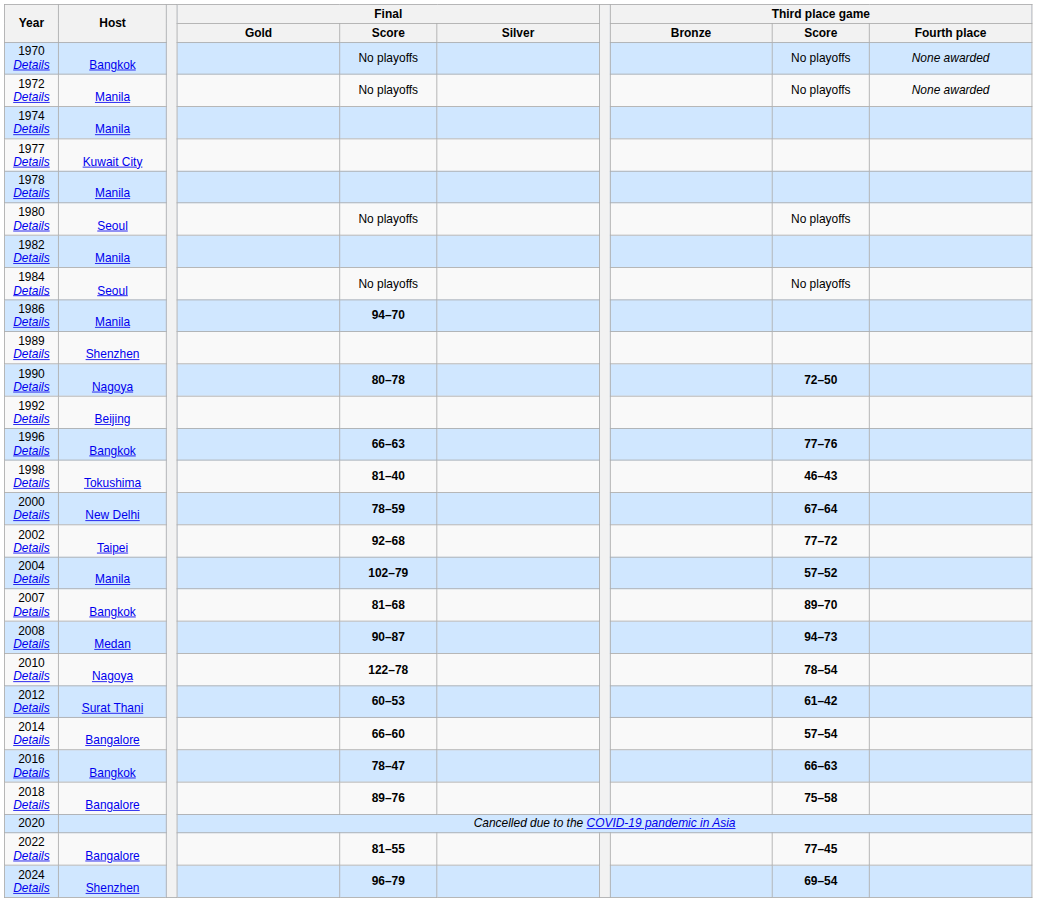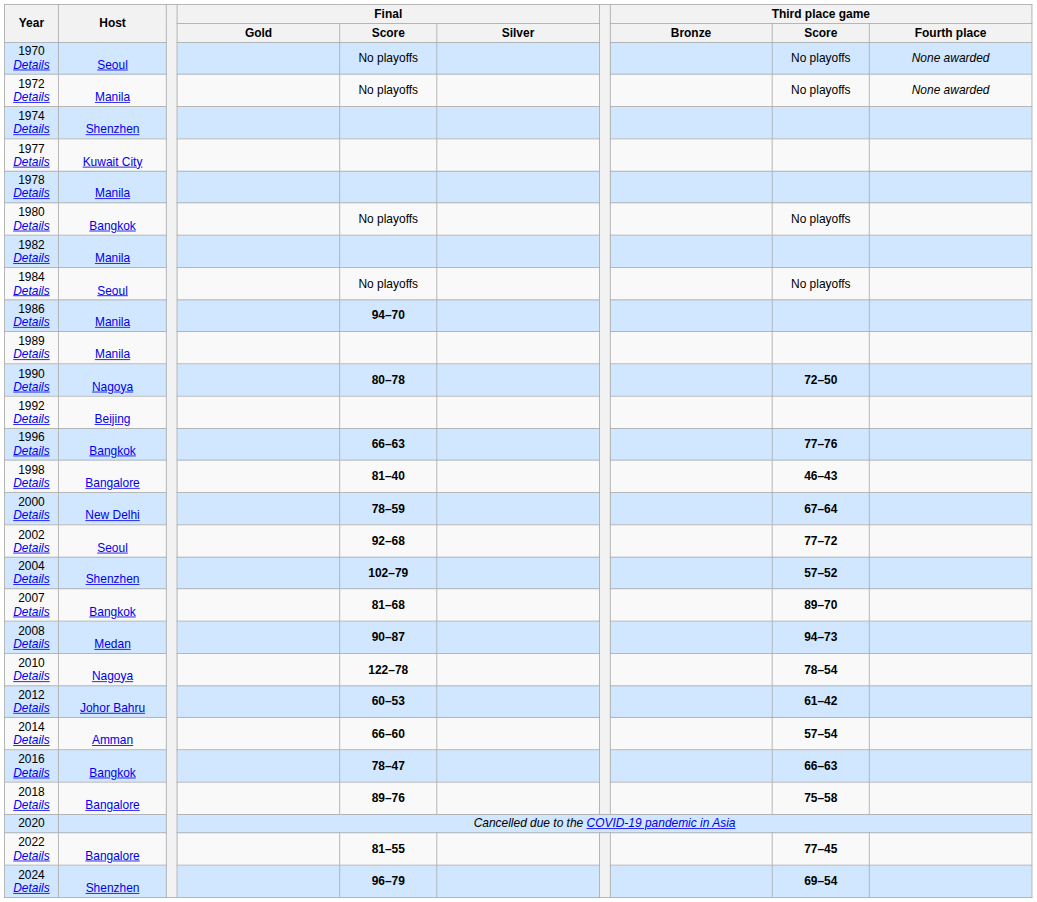(113, 65) Bangkok -> (113, 65) Seoul
(113, 130) Manila -> (113, 130) Shenzhen
(113, 226) Seoul -> (113, 226) Bangkok
(113, 355) Shenzhen -> (113, 355) Manila
(113, 483) Tokushima -> (113, 483) Bangalore
(113, 548) Taipei -> (113, 548) Seoul
(113, 580) Manila -> (113, 580) Shenzhen
(113, 709) Surat Thani -> (113, 709) Johor Bahru
(113, 741) Bangalore -> (113, 741) Amman
